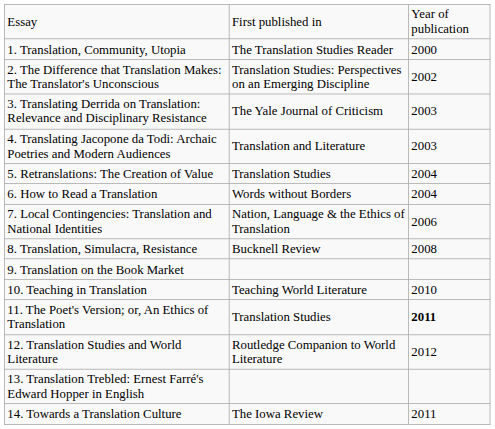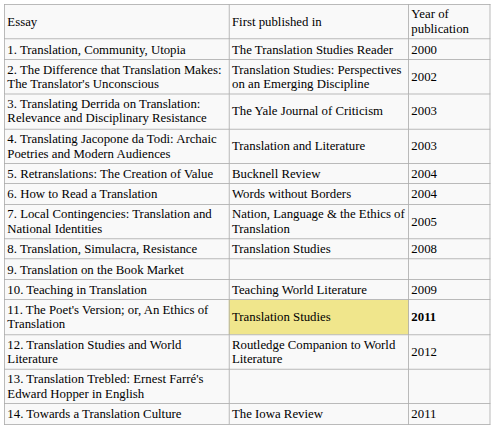(281, 173) Translation Studies -> (276, 173) Bucknell Review
(424, 221) 2006 -> (424, 221) 2005
(276, 249) Bucknell Review -> (281, 249) Translation Studies
(424, 289) 2010 -> (424, 289) 2009
(281, 317) no background -> (281, 317) khaki background
